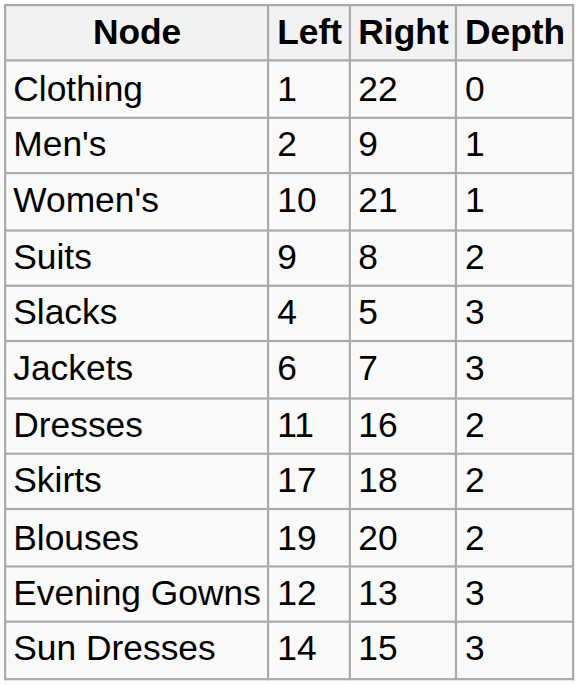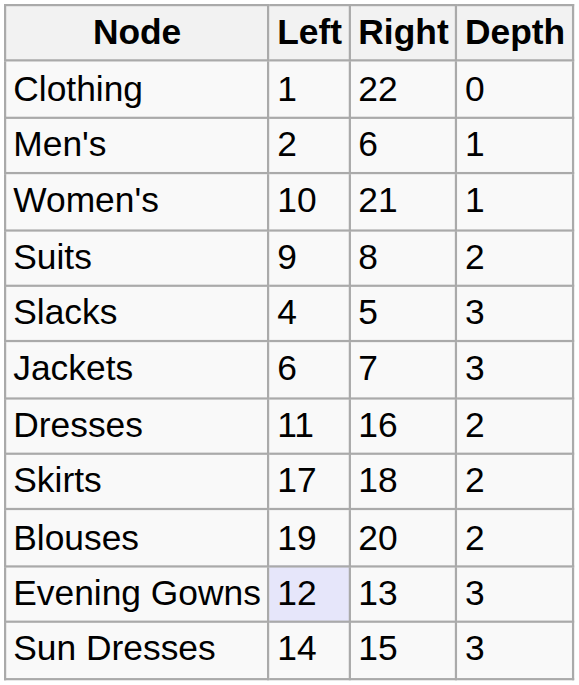(368, 144) 9 -> (368, 144) 6
(297, 593) no background -> (297, 593) lavender background
